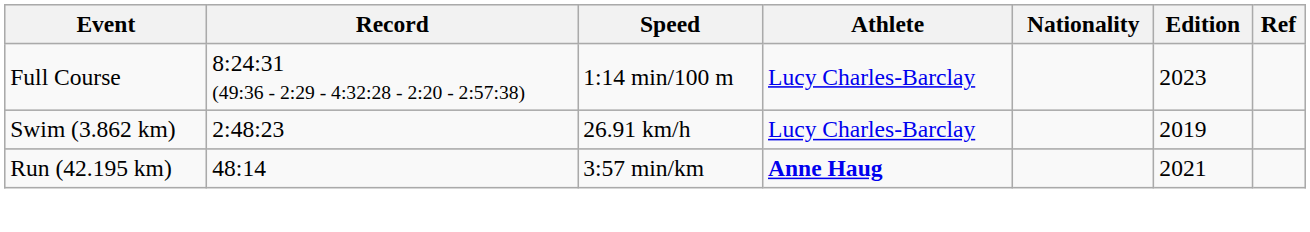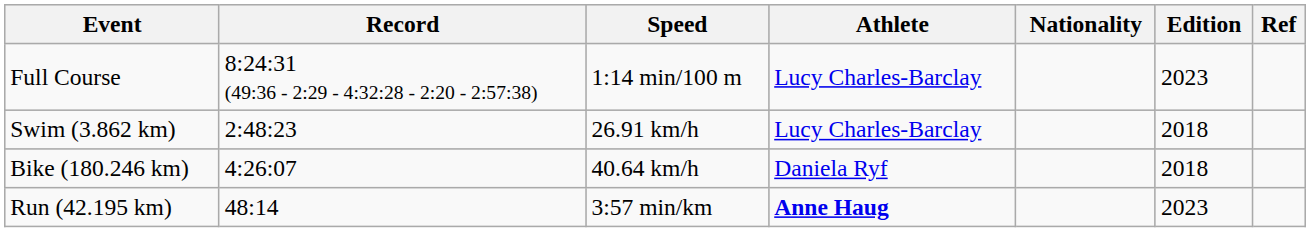(1183, 129) 2019 -> (1185, 129) 2018
+ row: (100, 168)
(1183, 168) 2021 -> (1185, 207) 2023
